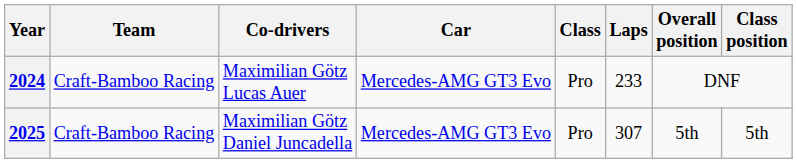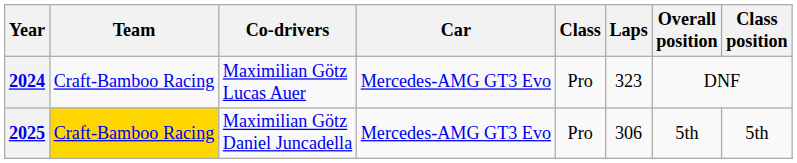(629, 81) 233 -> (629, 81) 323
(134, 133) no background -> (134, 133) gold background
(629, 133) 307 -> (629, 133) 306
